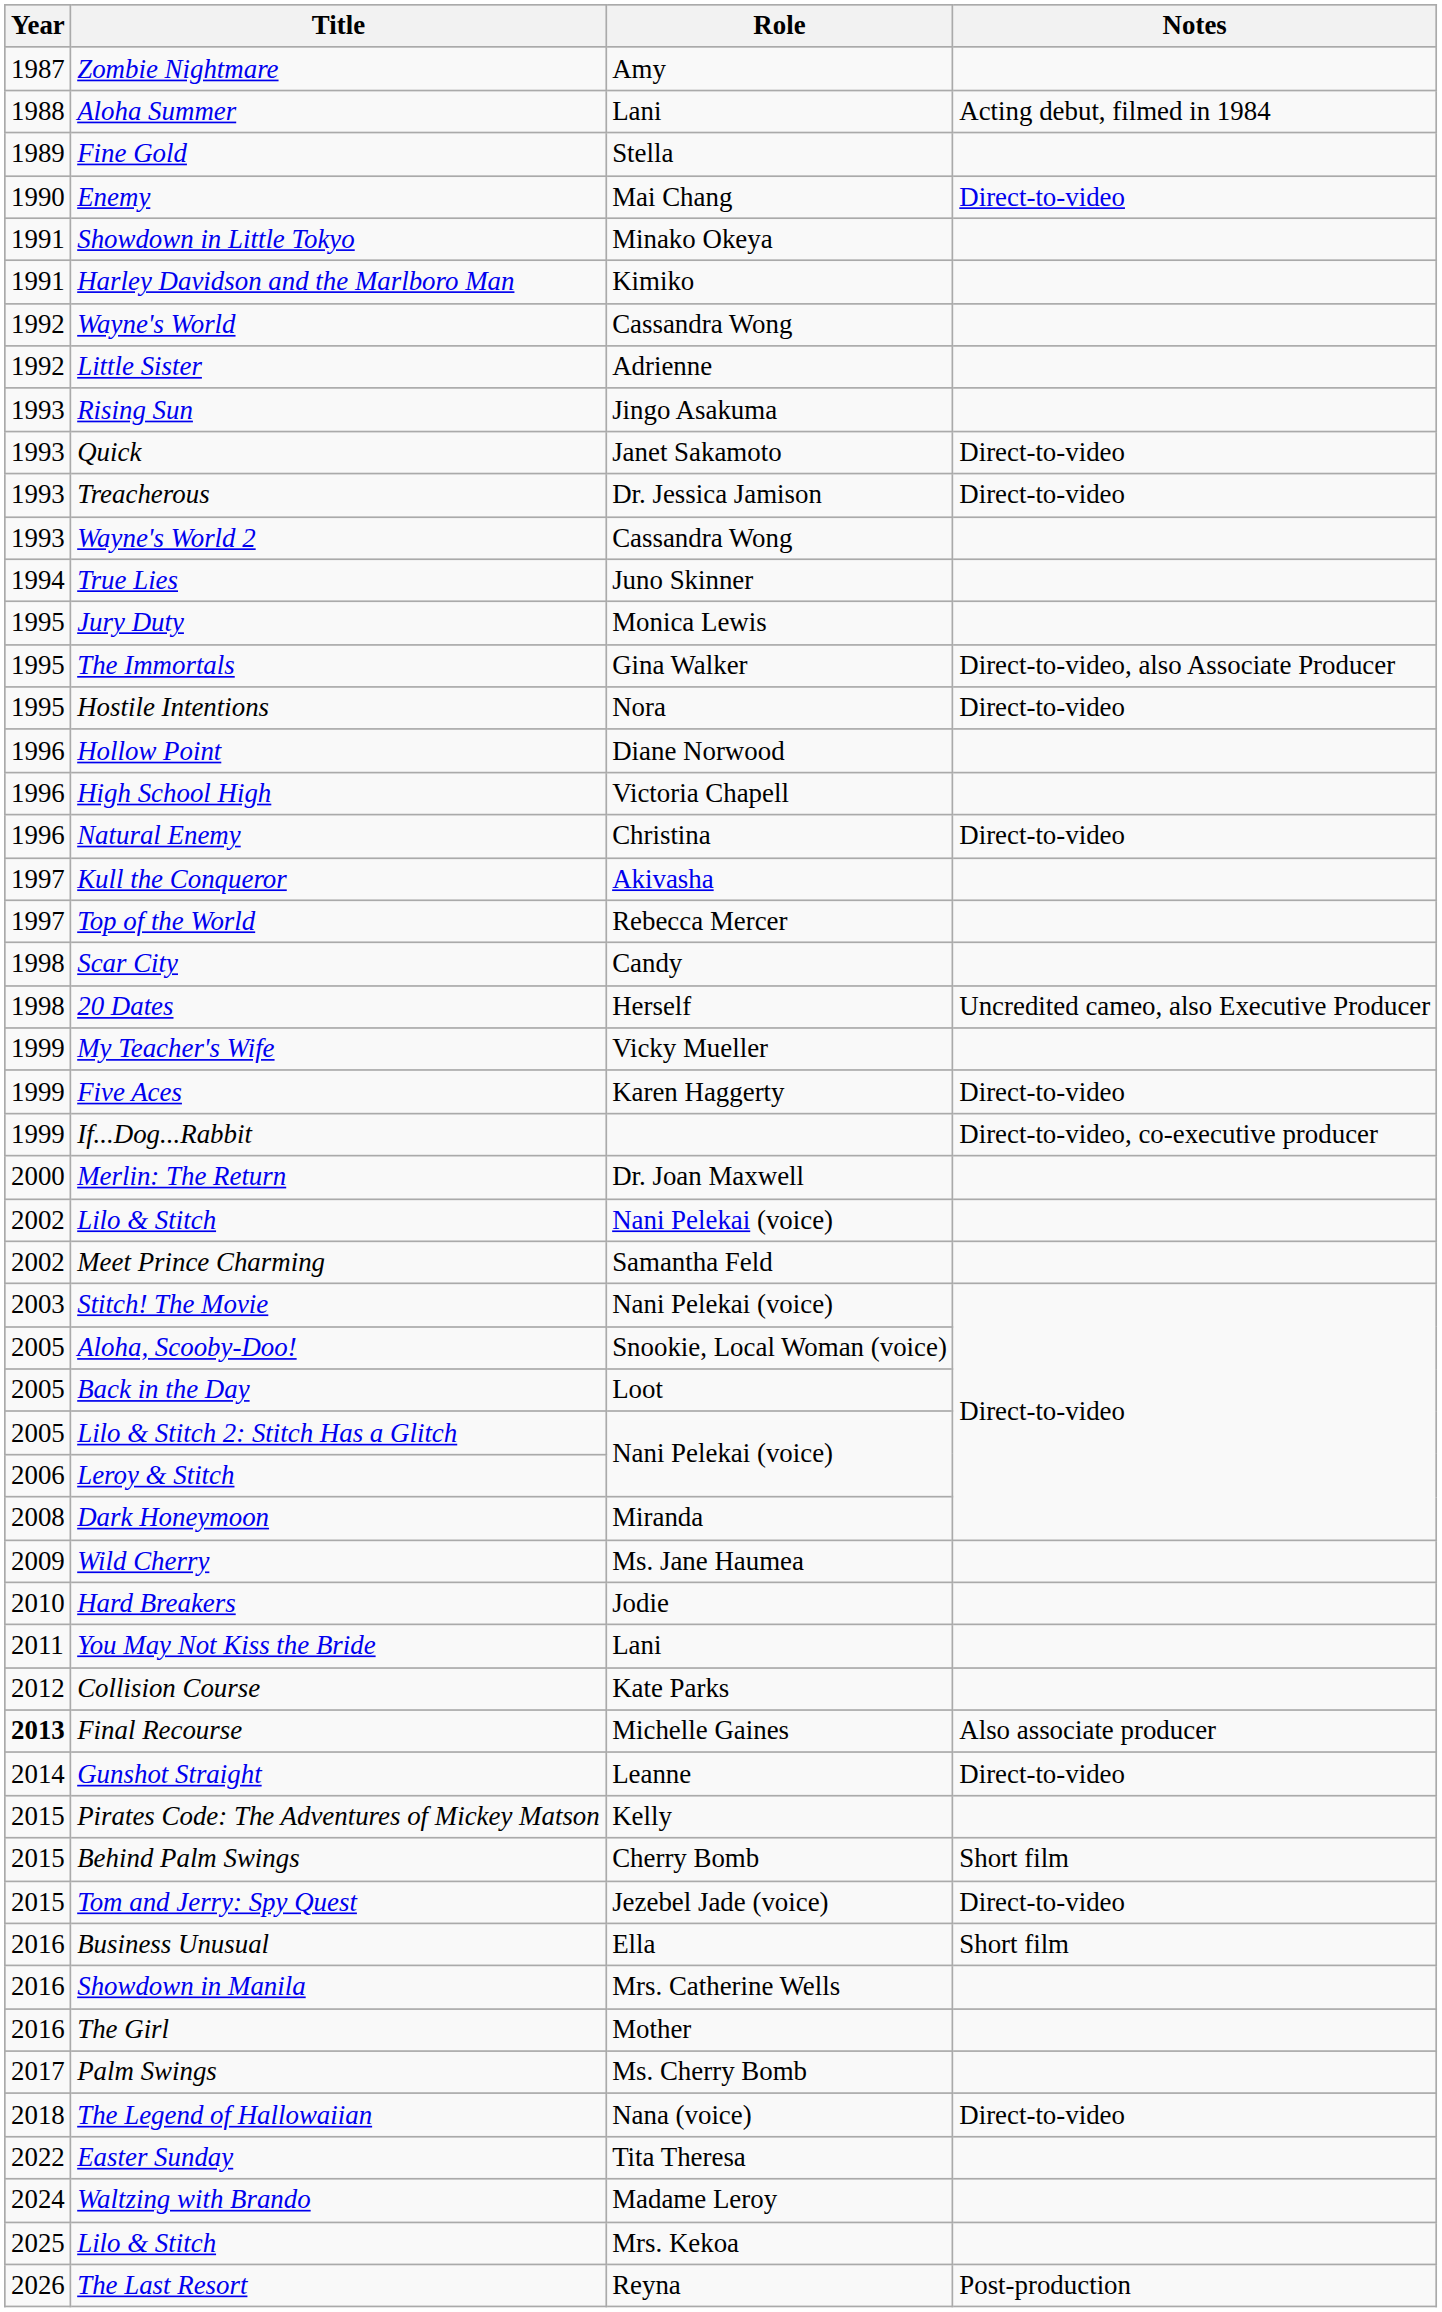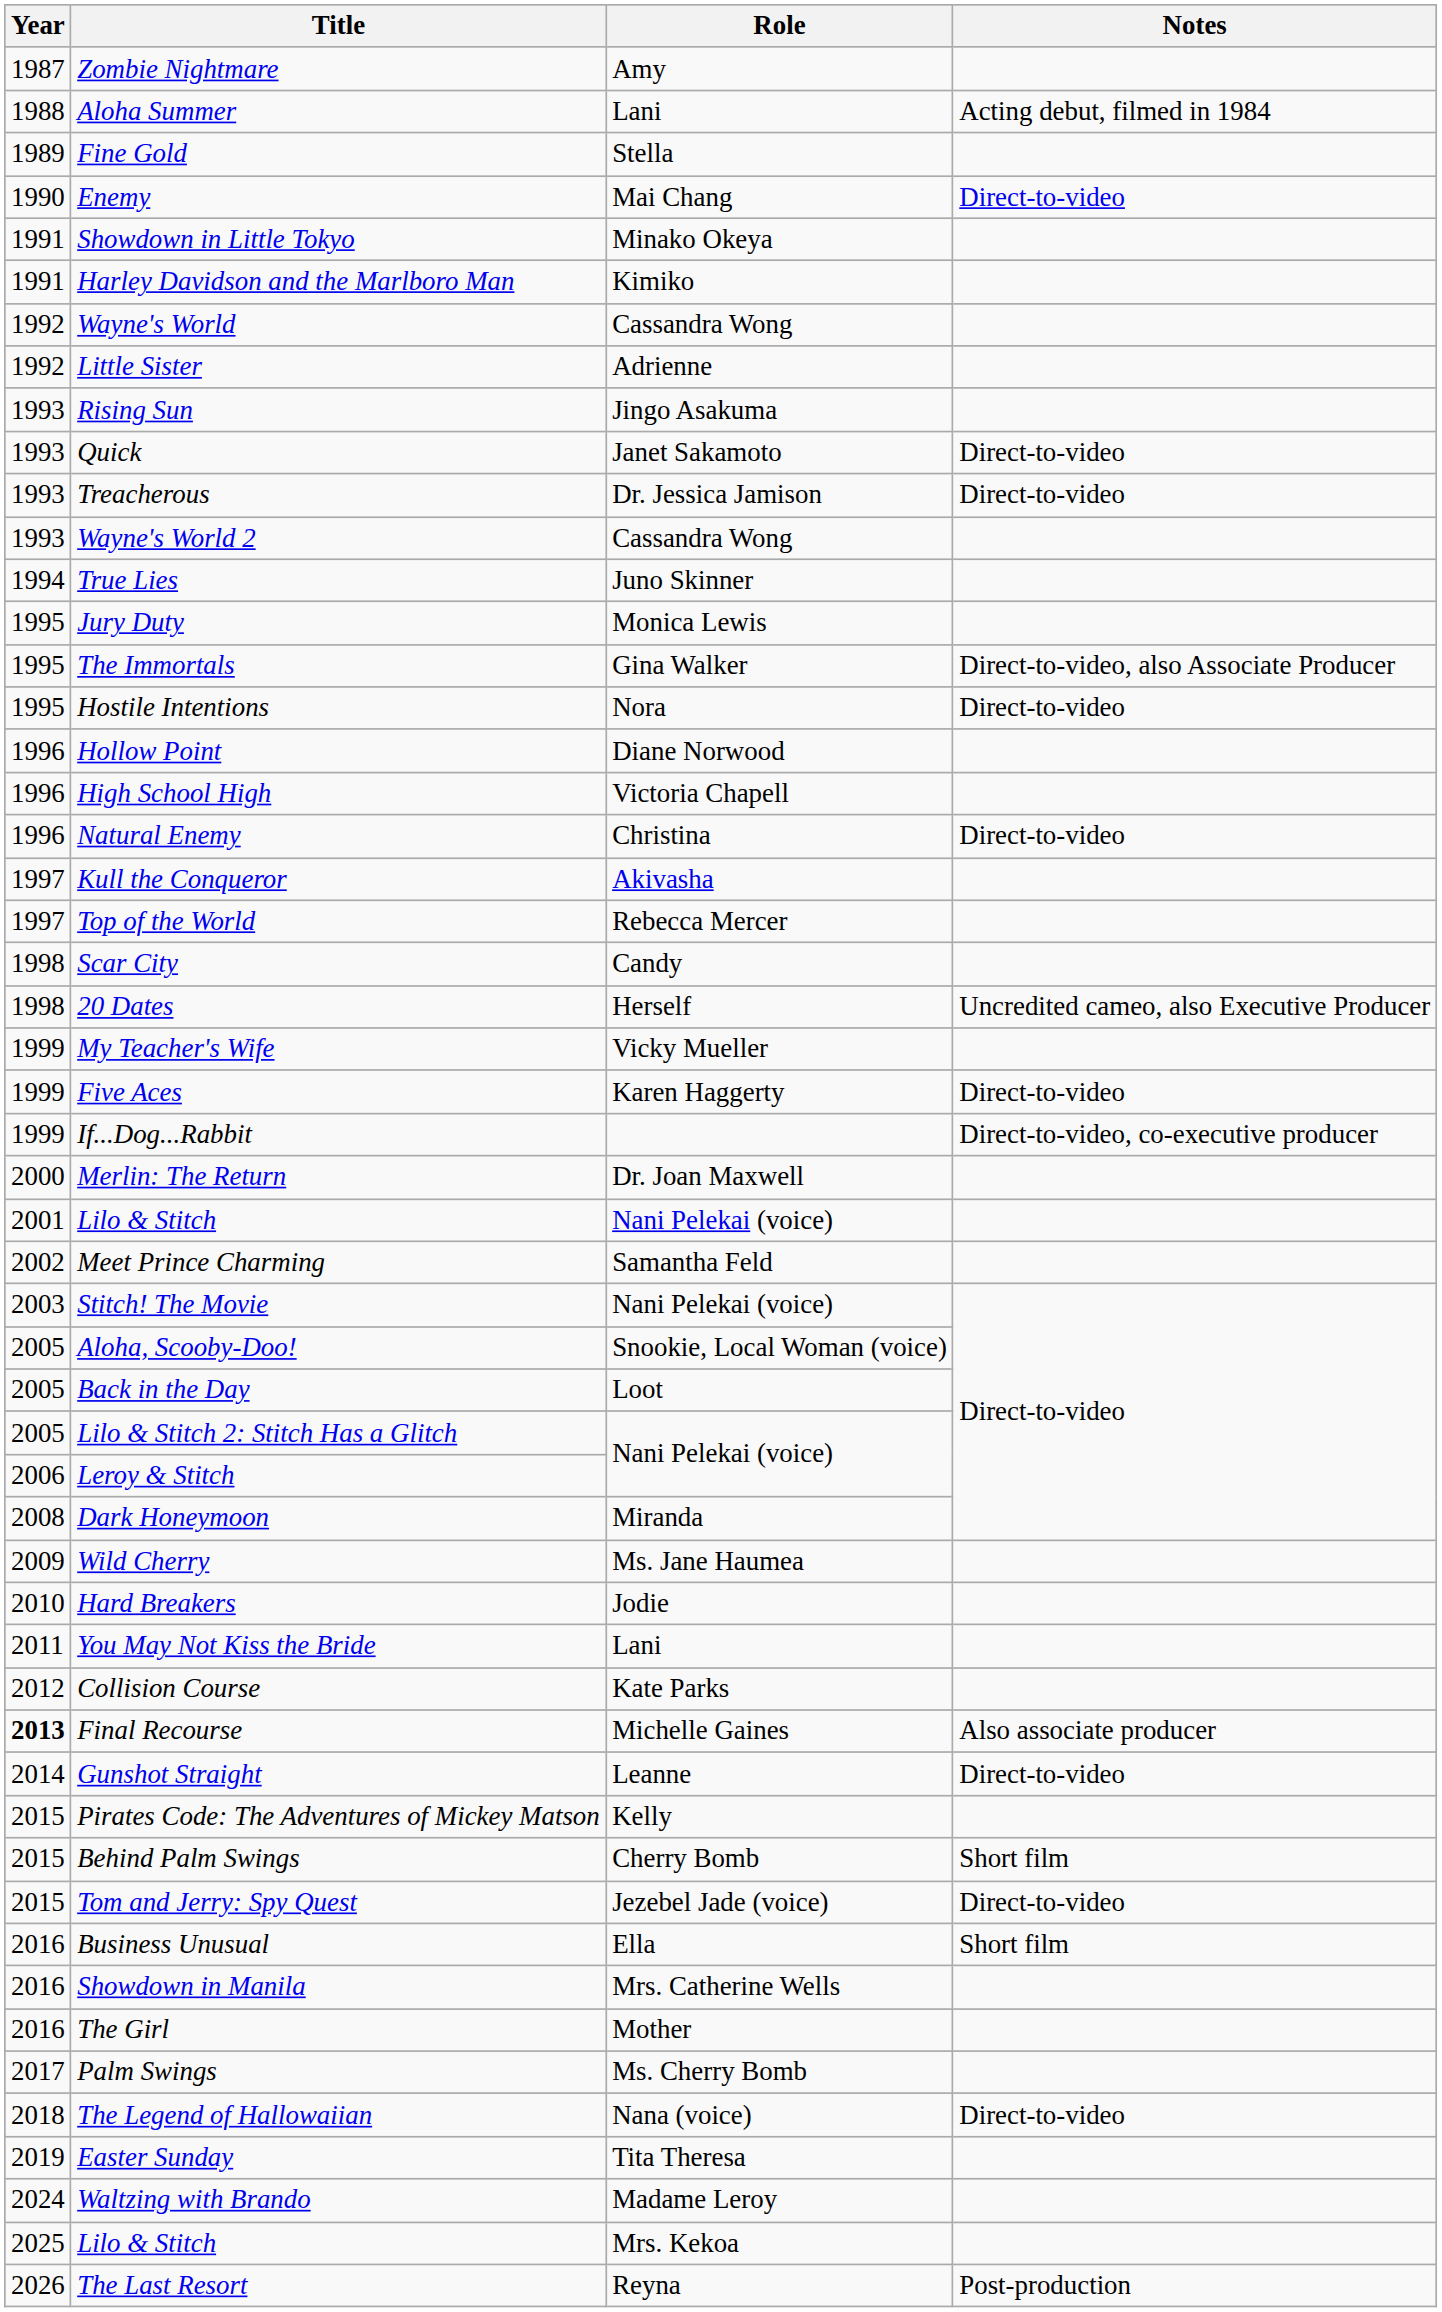(38, 1219) 2002 -> (38, 1219) 2001
(38, 2157) 2022 -> (38, 2157) 2019
